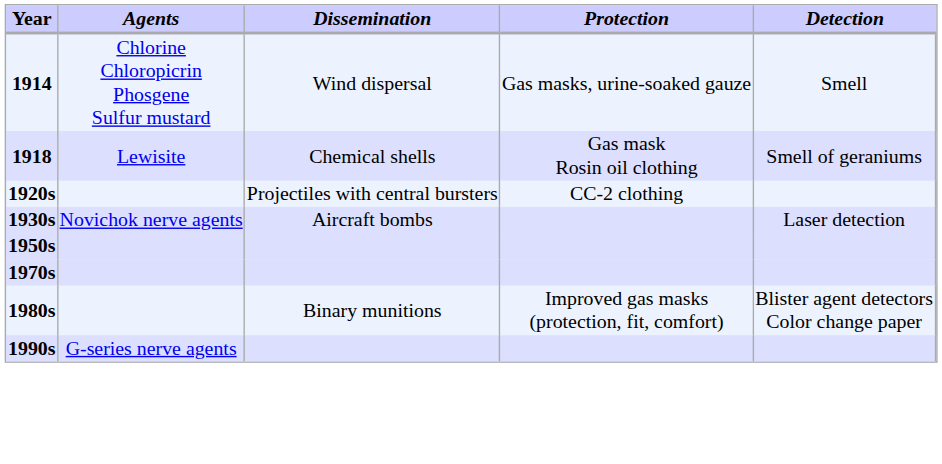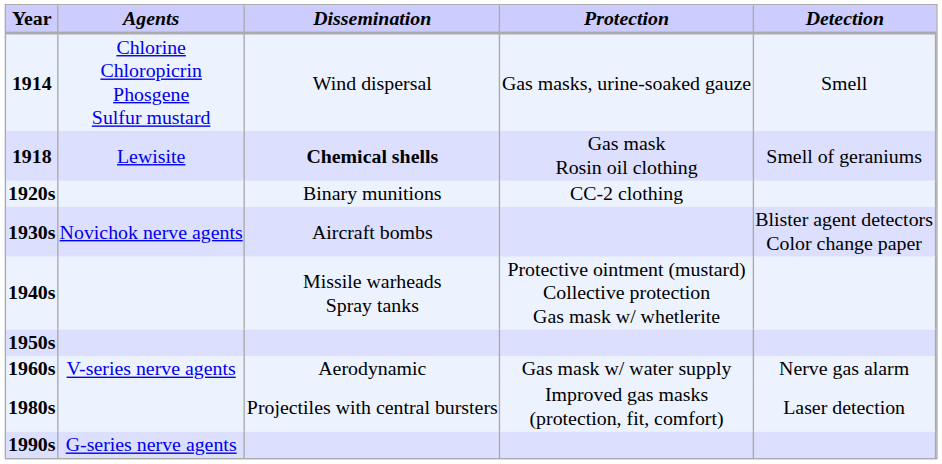(372, 155) normal -> (372, 155) bold
(372, 193) Projectiles with central bursters -> (372, 193) Binary munitions
(844, 219) Laser detection -> (844, 231) Blister agent detectors Color change paper
+ row: (32, 292)
+ row: (32, 368)
- row: (32, 272)
(372, 310) Binary munitions -> (372, 406) Projectiles with central bursters
(844, 310) Blister agent detectors Color change paper -> (844, 406) Laser detection
